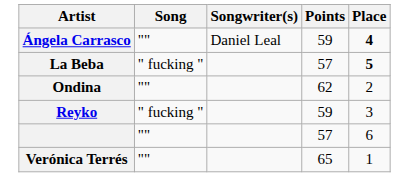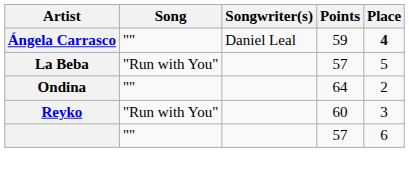(171, 64) " fucking " -> (171, 64) "Run with You"
(369, 64) bold -> (384, 64) normal
(325, 87) 62 -> (340, 87) 64
(171, 111) " fucking " -> (171, 111) "Run with You"
(325, 111) 59 -> (340, 111) 60
- row: (77, 159)
